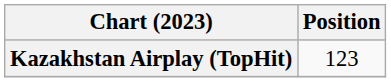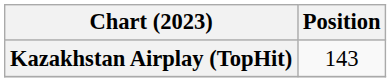(342, 58) 123 -> (342, 58) 143
